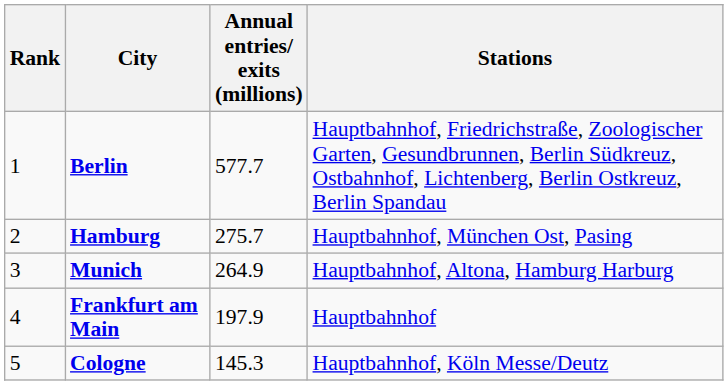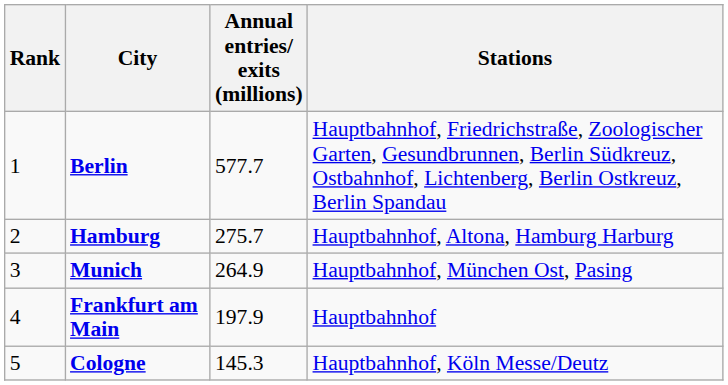(472, 235) Hauptbahnhof, München Ost, Pasing -> (493, 235) Hauptbahnhof, Altona, Hamburg Harburg
(493, 270) Hauptbahnhof, Altona, Hamburg Harburg -> (472, 270) Hauptbahnhof, München Ost, Pasing
